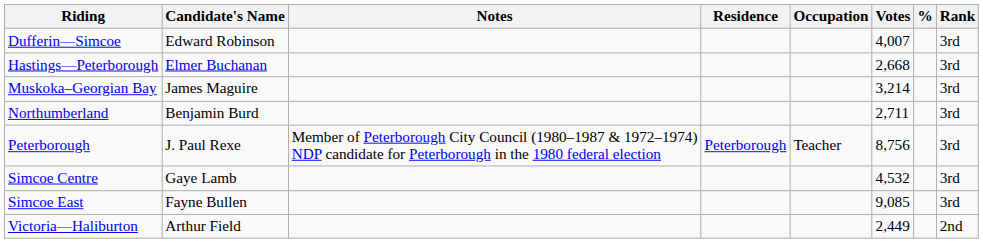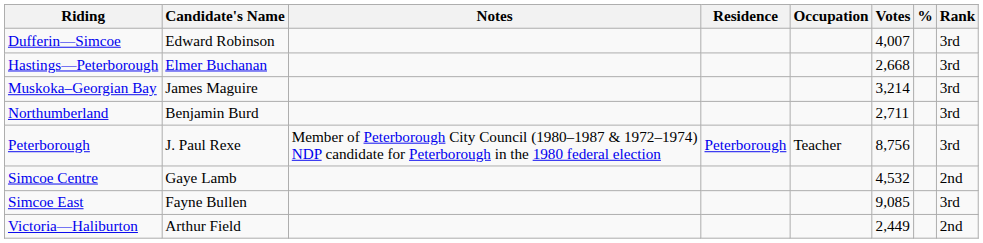(950, 178) 3rd -> (951, 178) 2nd
